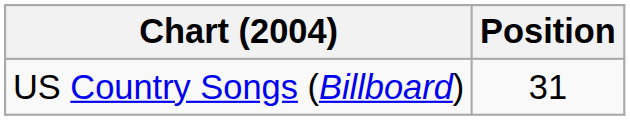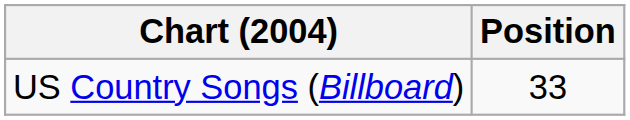(548, 86) 31 -> (548, 86) 33
